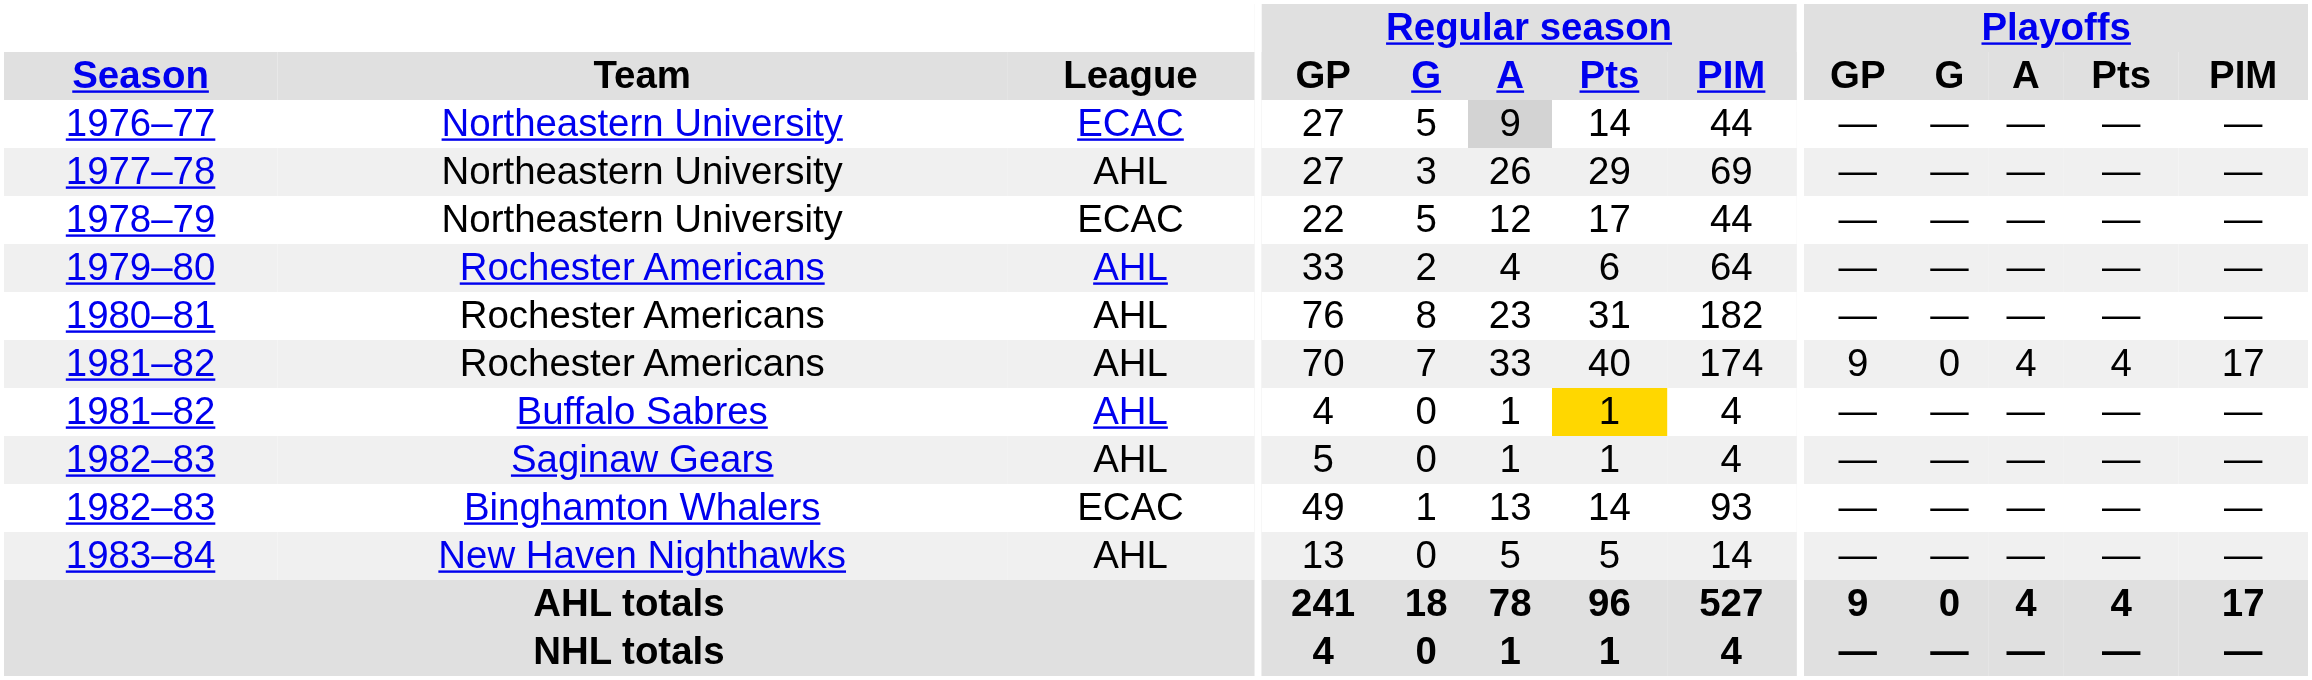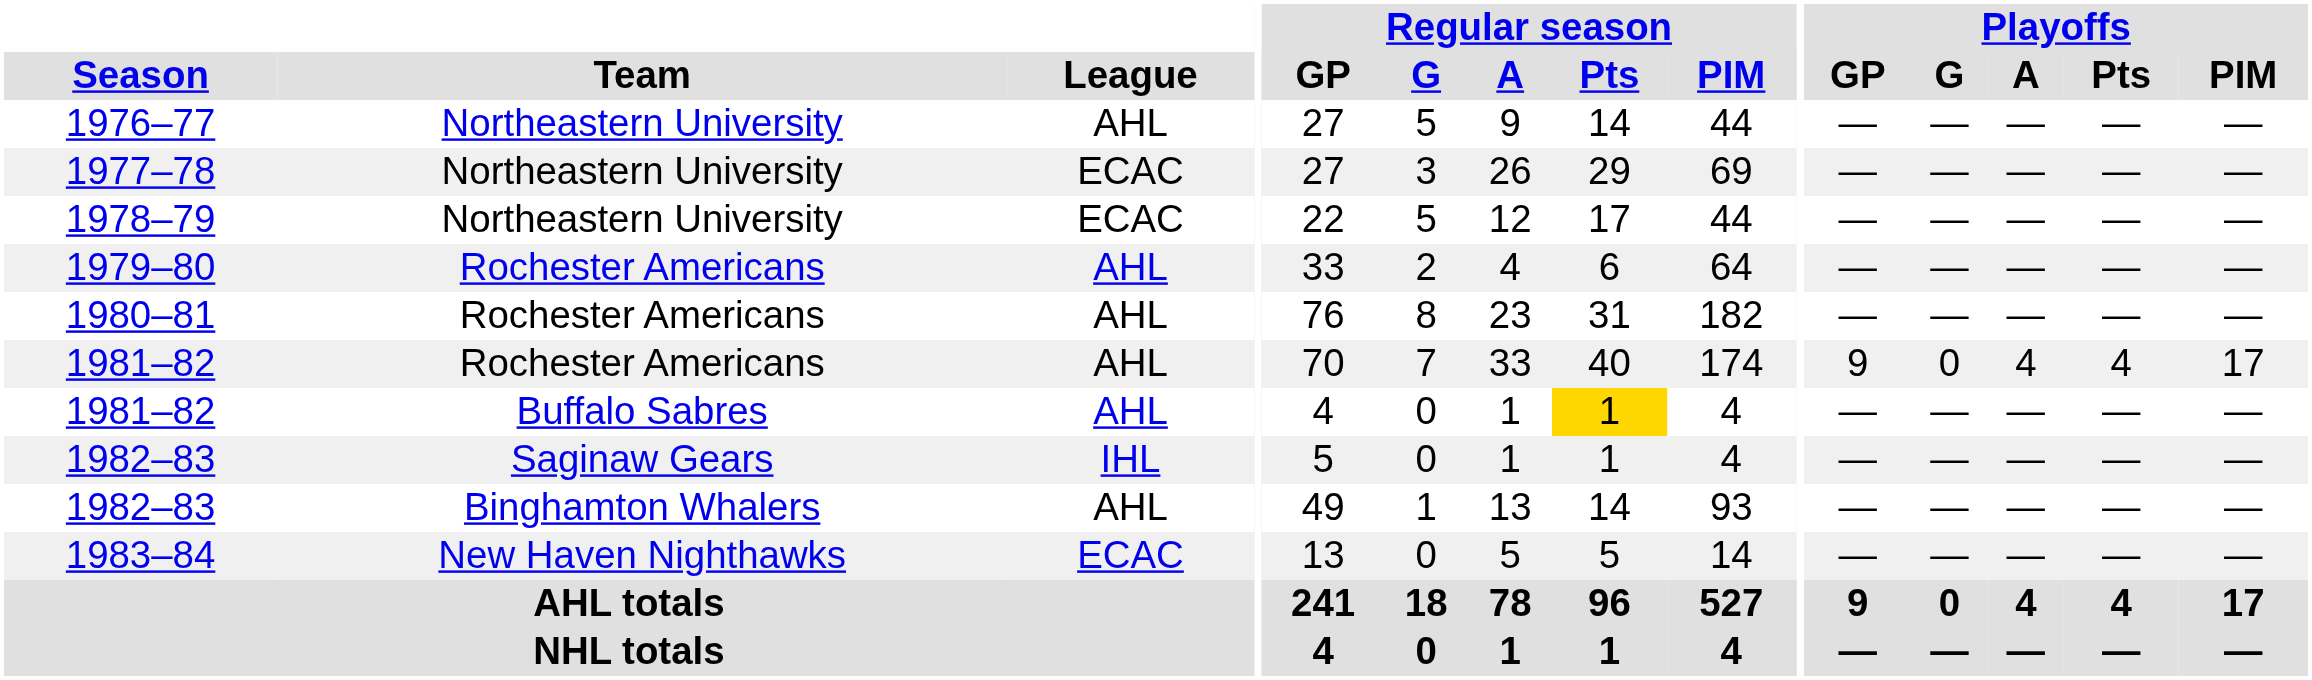(1130, 123) ECAC -> (1131, 123) AHL
(1510, 123) lightgrey background -> (1510, 123) no background
(1131, 171) AHL -> (1130, 171) ECAC
(1131, 459) AHL -> (1131, 459) IHL
(1130, 507) ECAC -> (1131, 507) AHL
(1131, 555) AHL -> (1130, 555) ECAC
